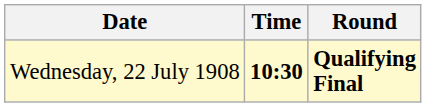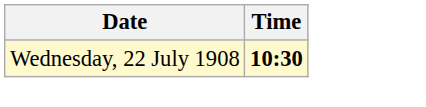- column: (365, 22)
